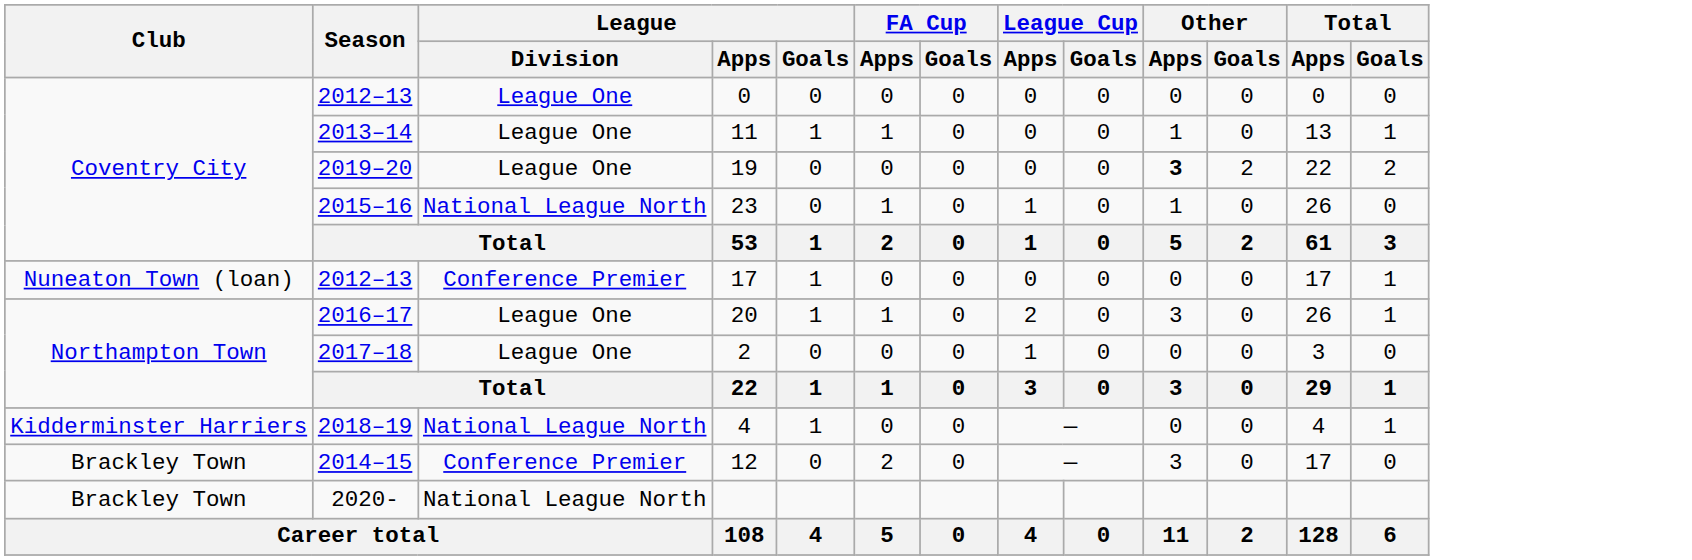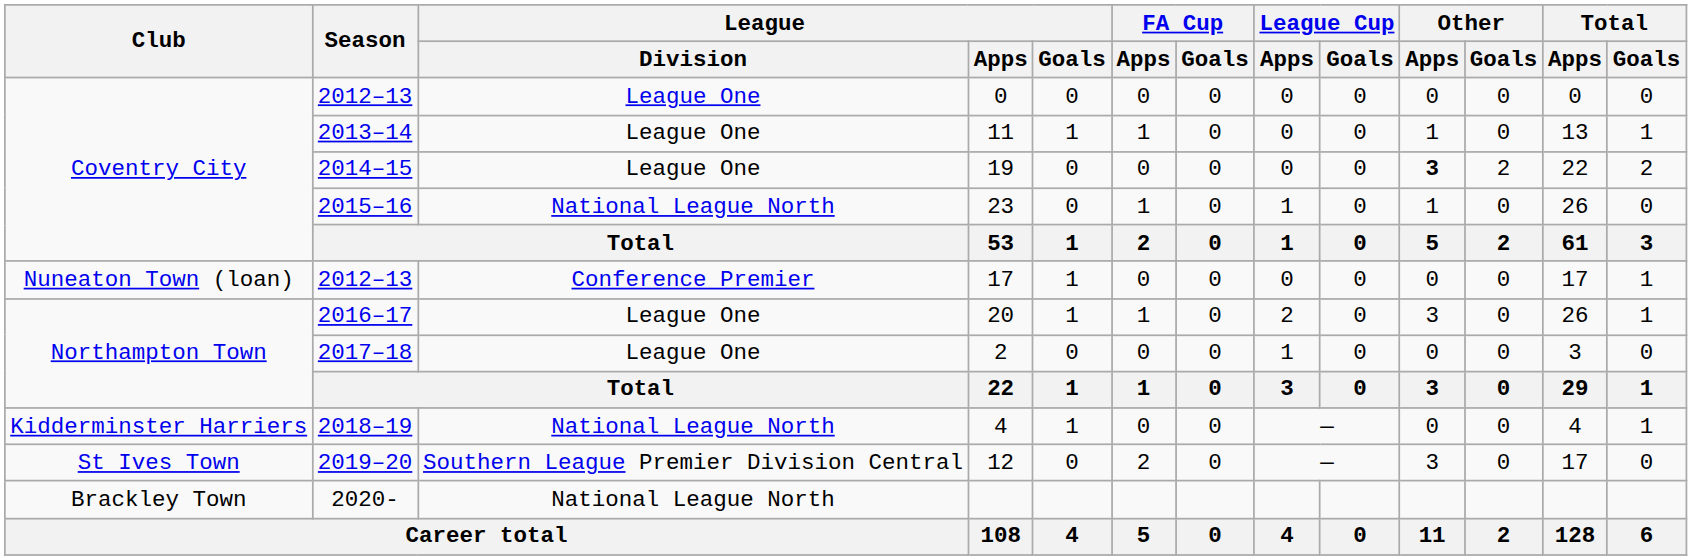(365, 170) 2019–20 -> (365, 170) 2014–15
(159, 463) Brackley Town -> (159, 463) St Ives Town
(365, 463) 2014–15 -> (365, 463) 2019–20
(565, 463) Conference Premier -> (693, 463) Southern League Premier Division Central
